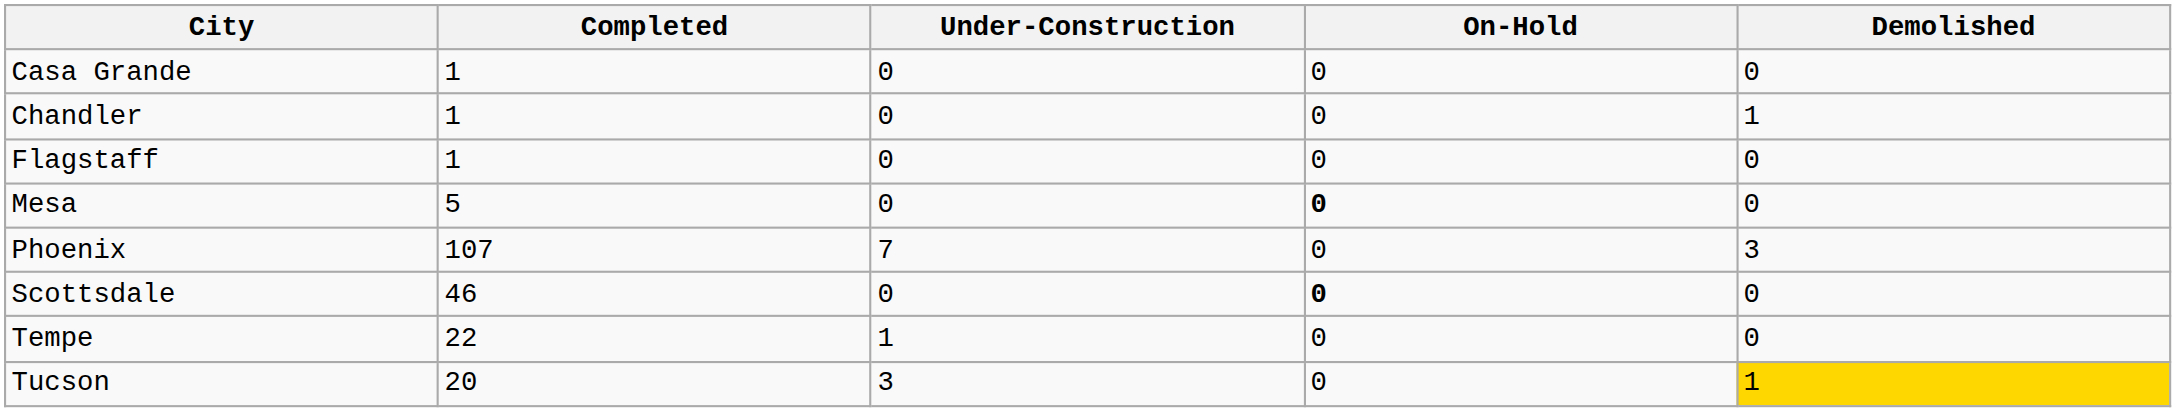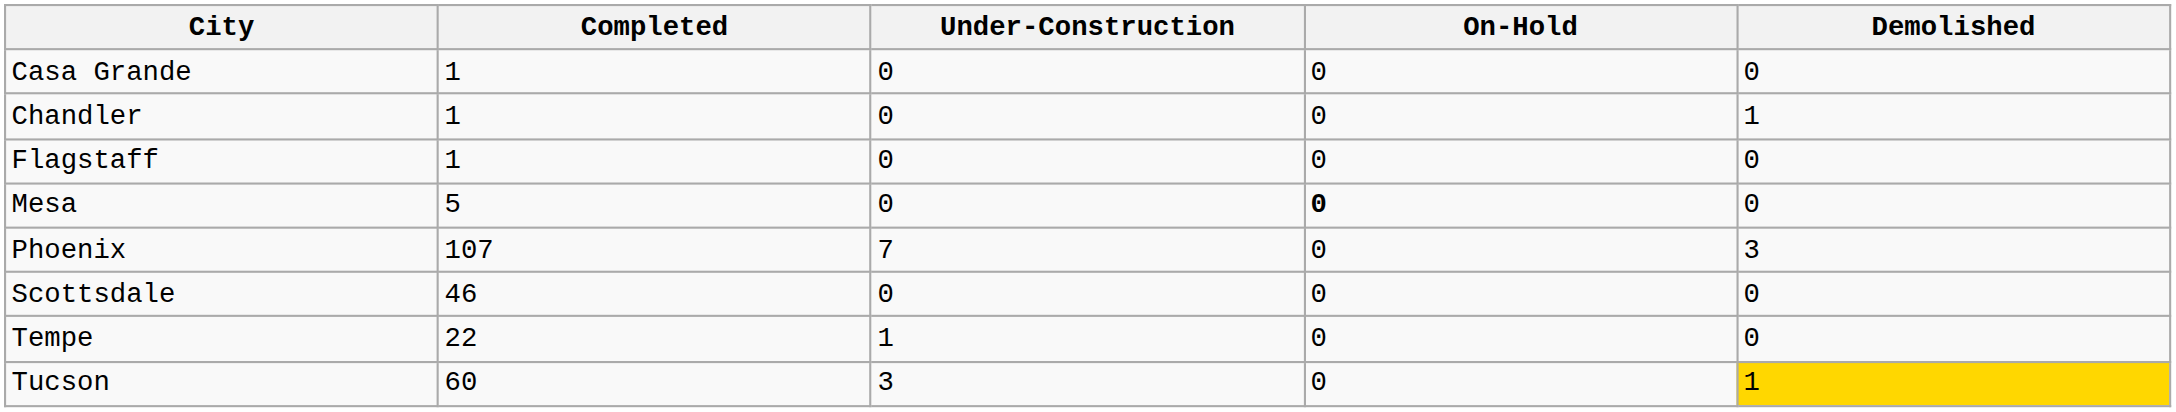(1319, 294) bold -> (1319, 294) normal
(461, 383) 20 -> (461, 383) 60
